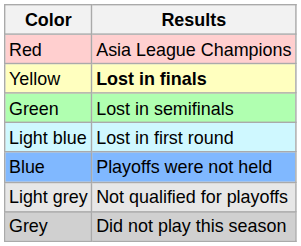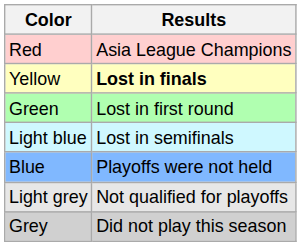(165, 108) Lost in semifinals -> (165, 108) Lost in first round
(165, 137) Lost in first round -> (165, 137) Lost in semifinals
